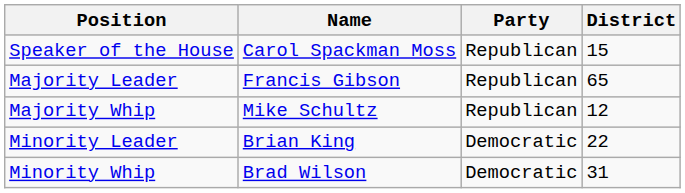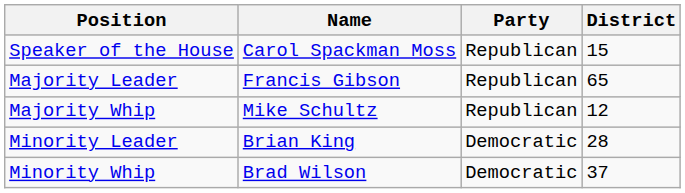(598, 142) 22 -> (598, 142) 28
(598, 173) 31 -> (598, 173) 37
